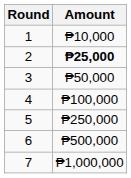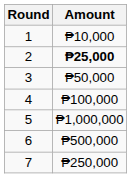(90, 120) ₱250,000 -> (90, 120) ₱1,000,000
(90, 162) ₱1,000,000 -> (90, 162) ₱250,000
